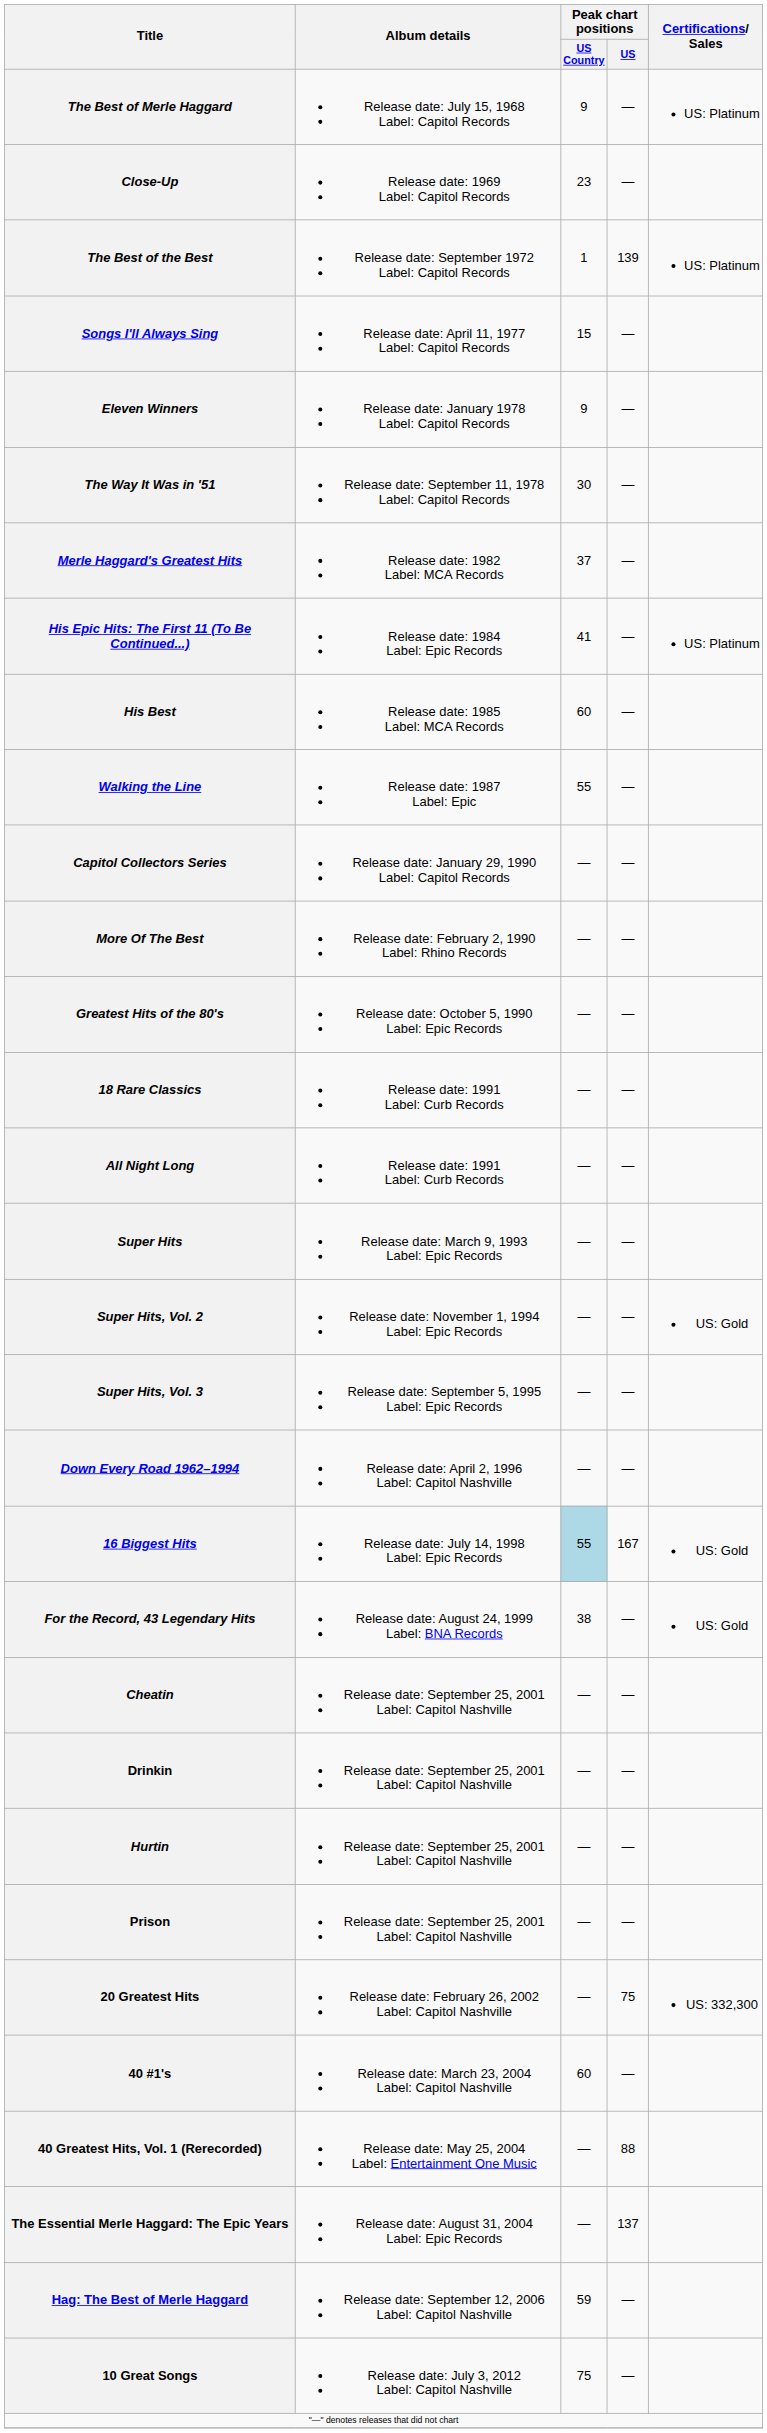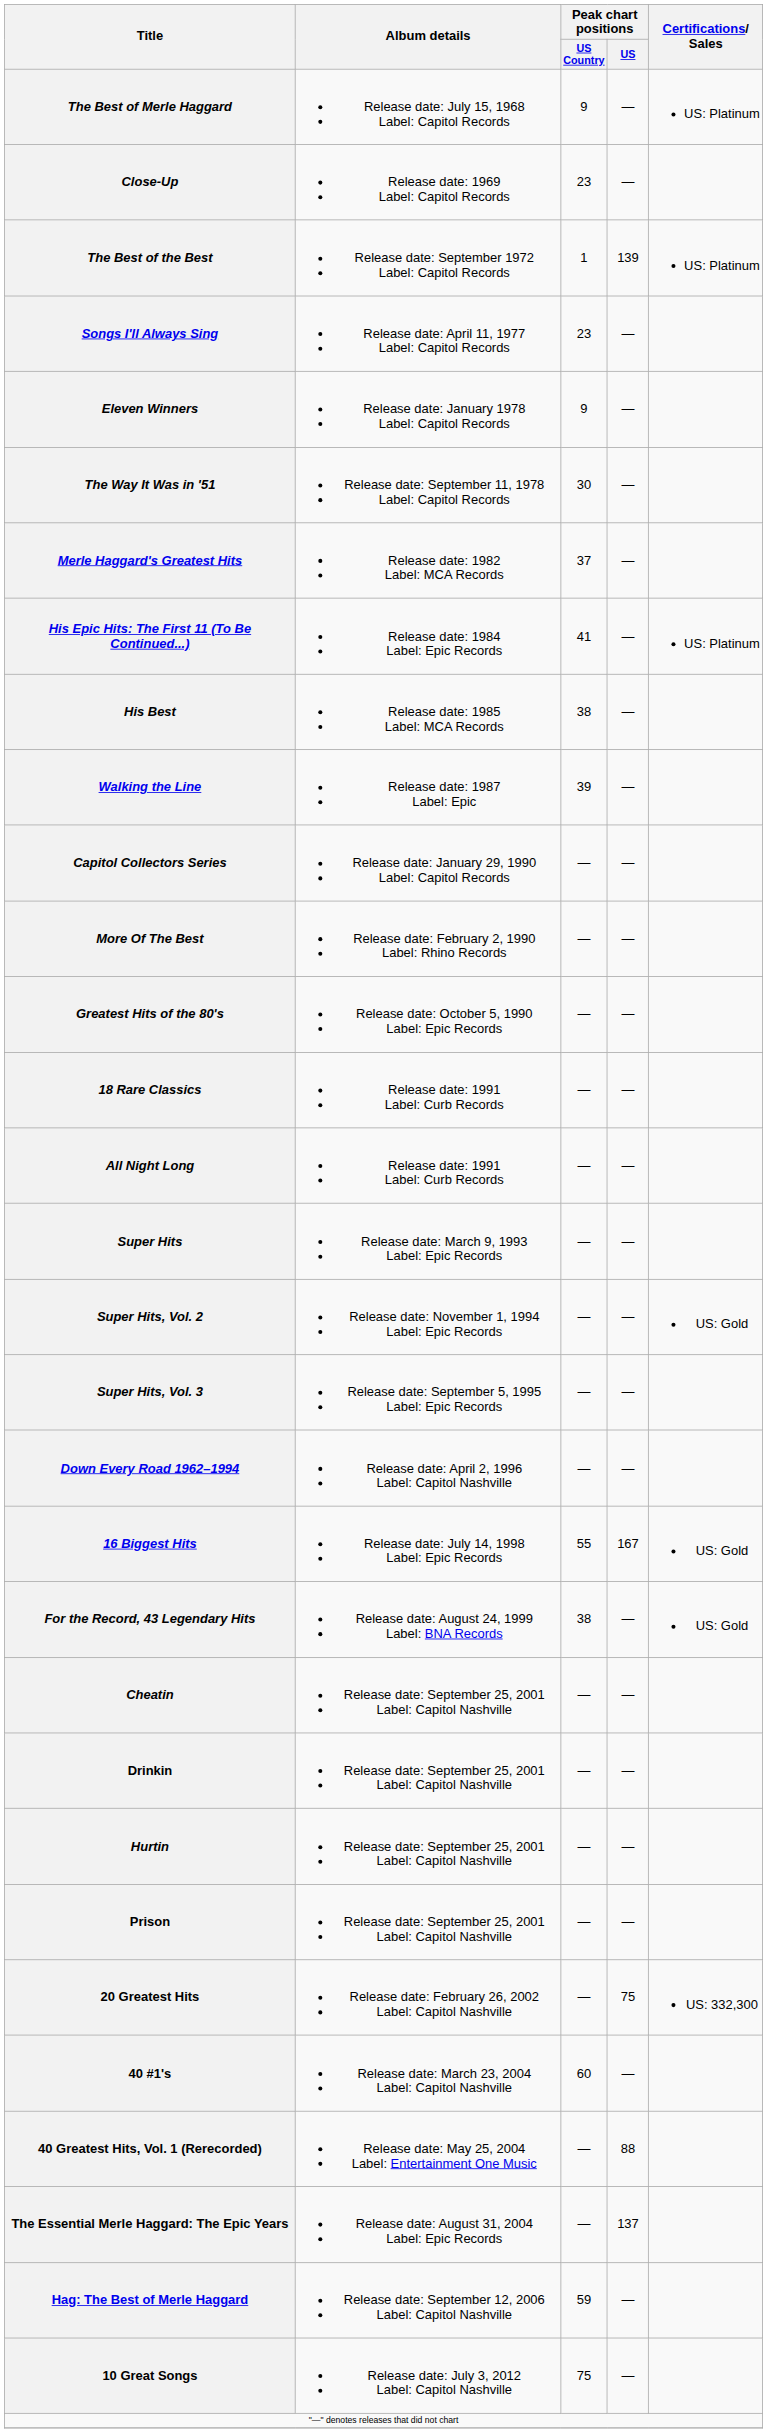(584, 333) 15 -> (584, 333) 23
(584, 711) 60 -> (584, 711) 38
(584, 787) 55 -> (584, 787) 39
(584, 1543) lightblue background -> (584, 1543) no background
